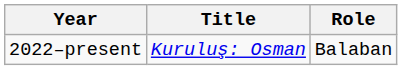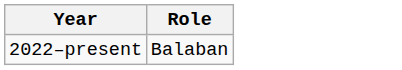- column: (228, 20)
